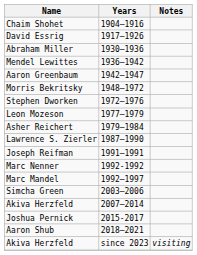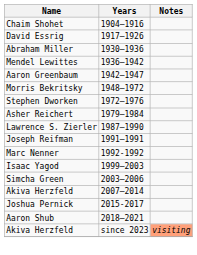- row: (35, 114)
- row: (32, 179)
+ row: (32, 166)
(171, 243) no background -> (171, 230) lightsalmon background
